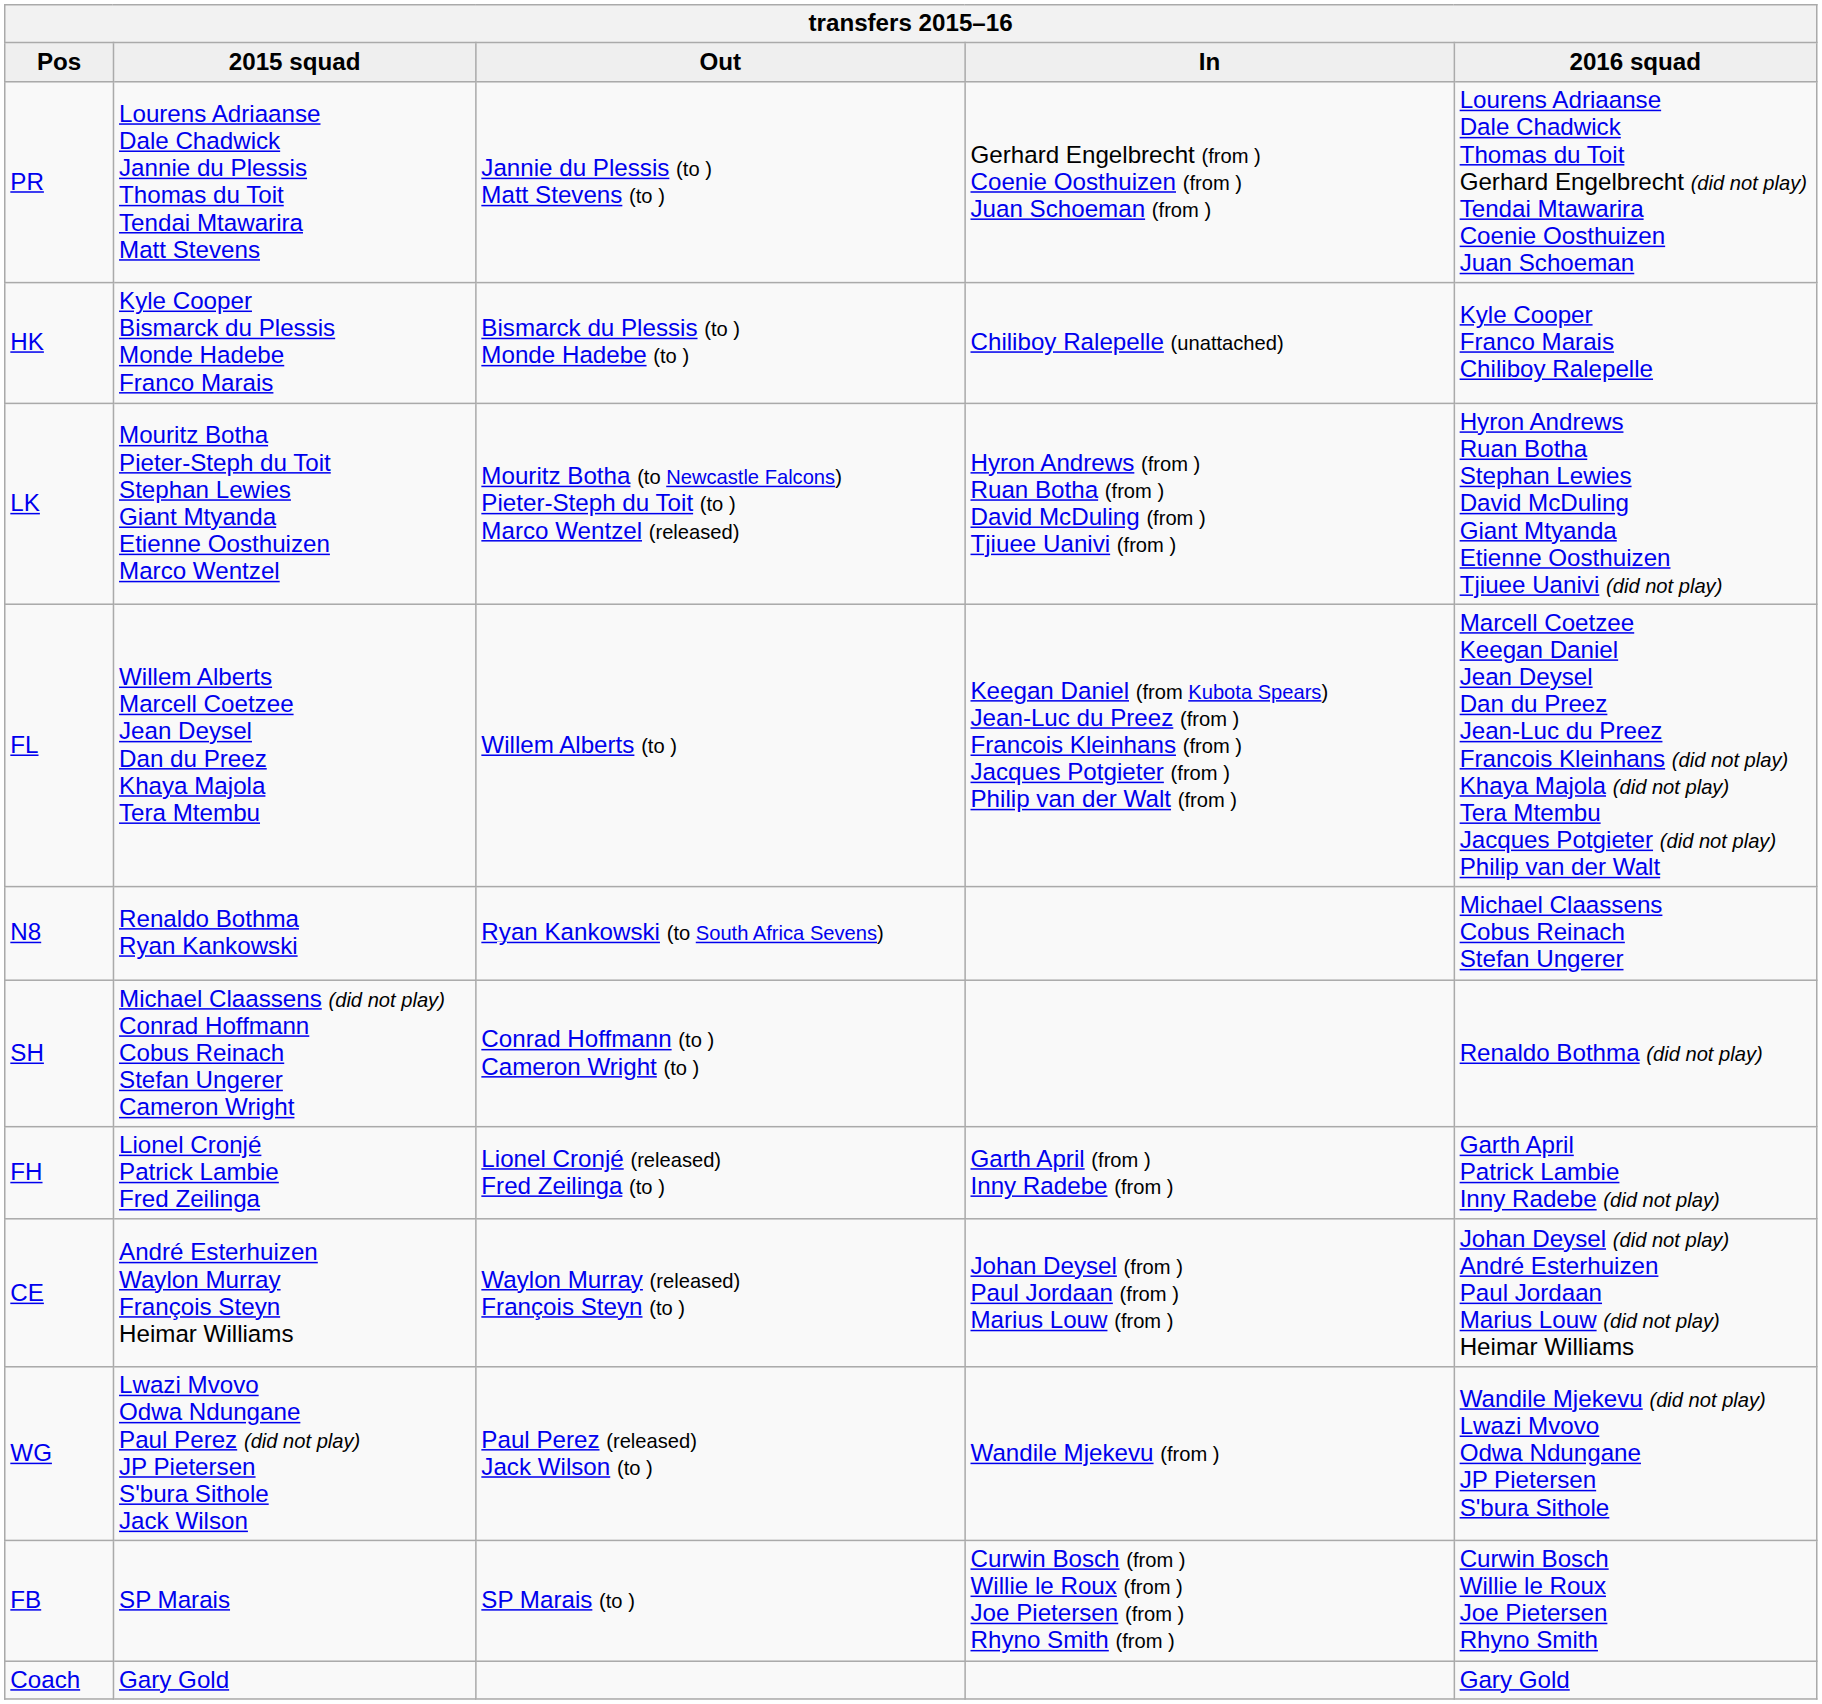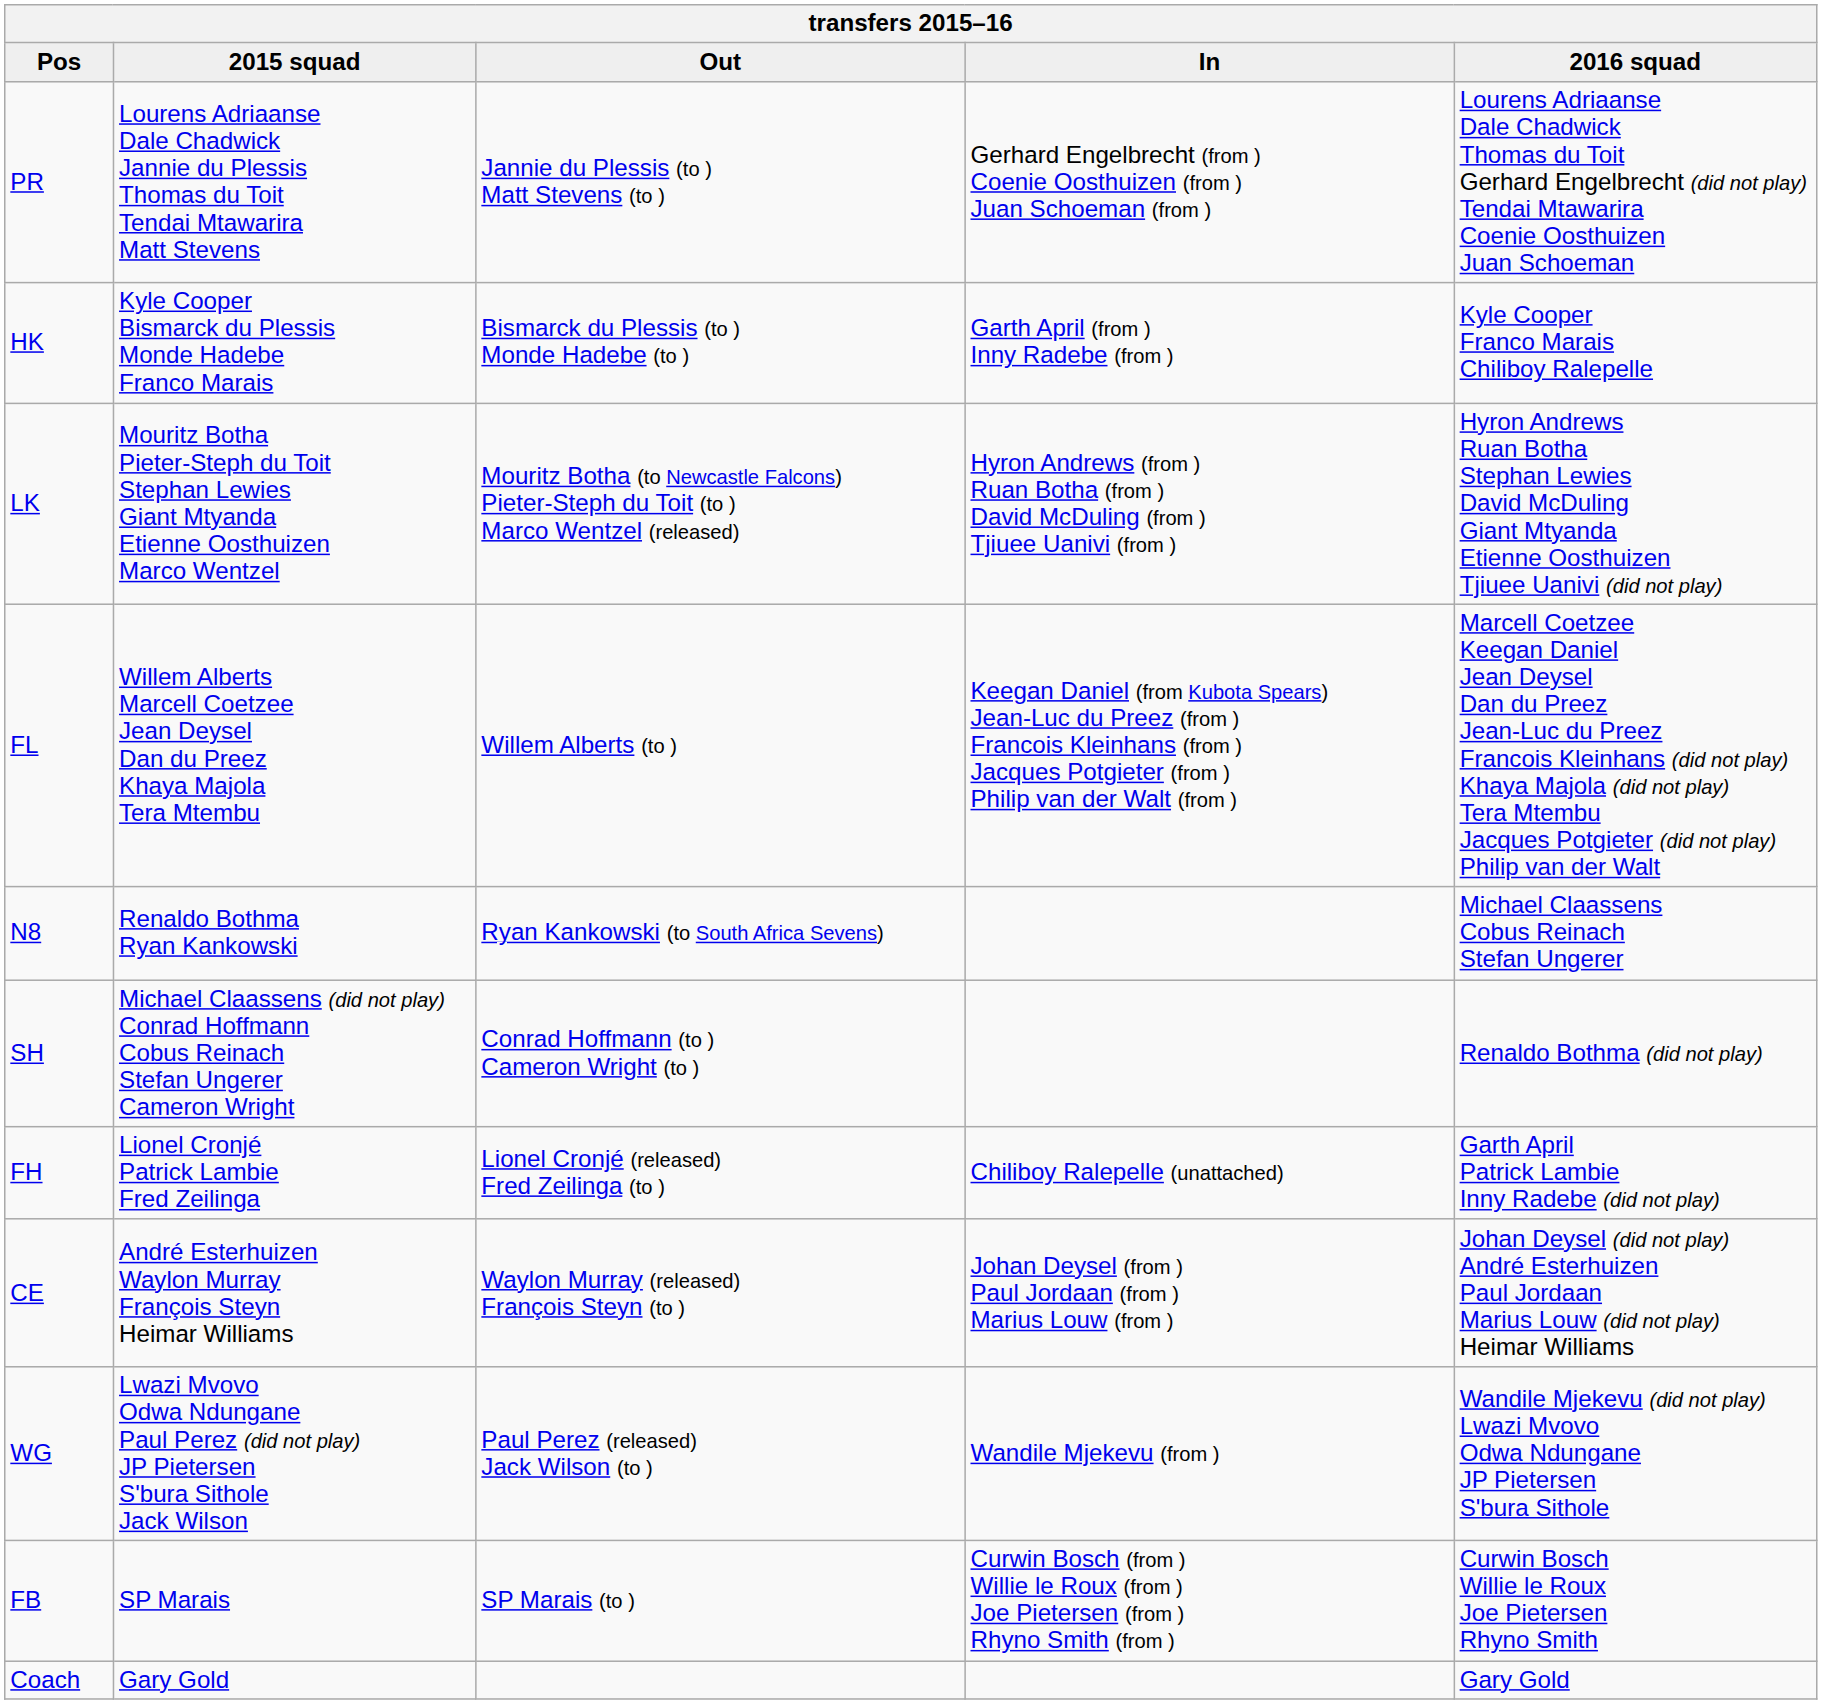(1127, 342) Chiliboy Ralepelle (unattached) -> (1072, 342) Garth April (from ) Inny Radebe (from )
(1072, 1172) Garth April (from ) Inny Radebe (from ) -> (1127, 1172) Chiliboy Ralepelle (unattached)
